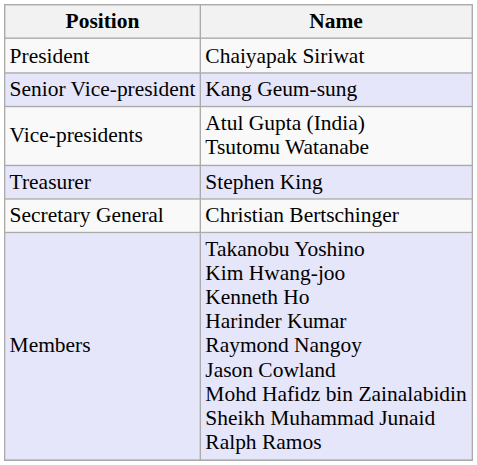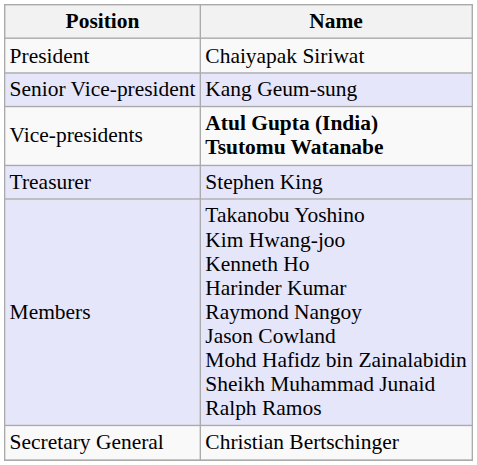(287, 135) normal -> (294, 135) bold
rows swapped: (92, 215) <-> (50, 346)
